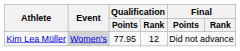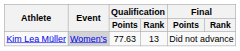(125, 39) 77.95 -> (125, 39) 77.63
(154, 39) 12 -> (154, 39) 13
